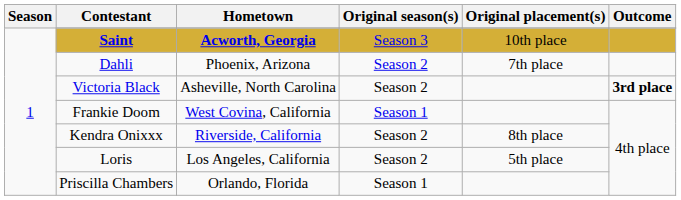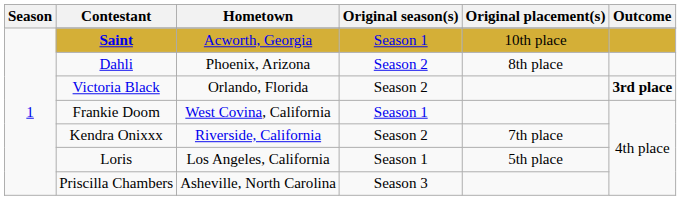(258, 40) bold -> (258, 40) normal
(401, 40) Season 3 -> (401, 40) Season 1
(536, 64) 7th place -> (536, 64) 8th place
(258, 87) Asheville, North Carolina -> (258, 87) Orlando, Florida
(536, 135) 8th place -> (536, 135) 7th place
(401, 159) Season 2 -> (401, 159) Season 1
(258, 183) Orlando, Florida -> (258, 183) Asheville, North Carolina
(401, 183) Season 1 -> (401, 183) Season 3
